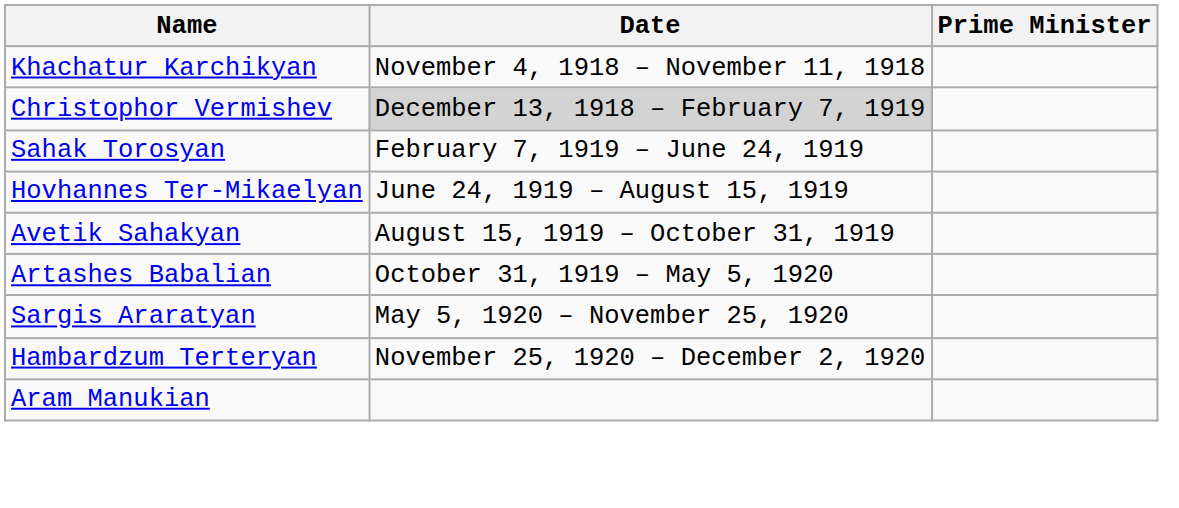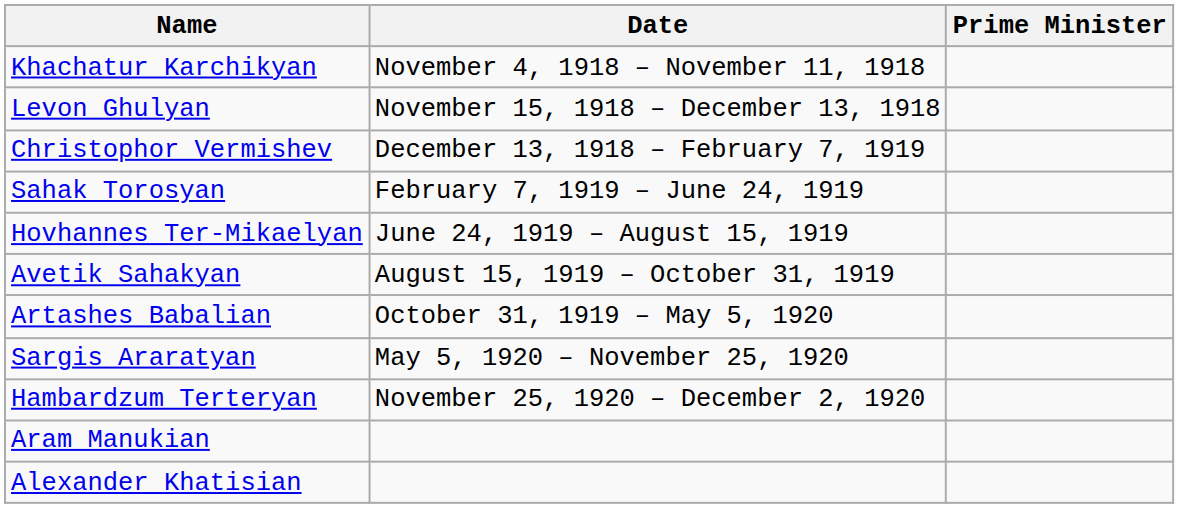+ row: (110, 109)
(650, 109) lightgrey background -> (650, 150) no background
+ row: (156, 483)
